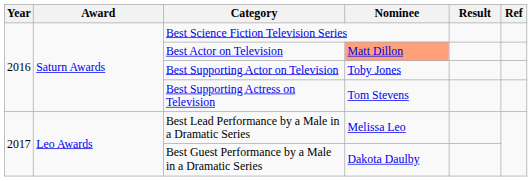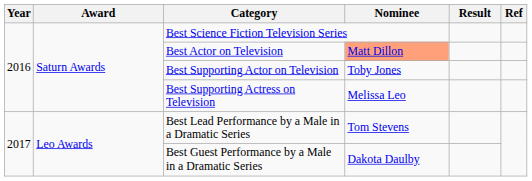(378, 95) Tom Stevens -> (377, 95) Melissa Leo
(377, 127) Melissa Leo -> (378, 127) Tom Stevens
